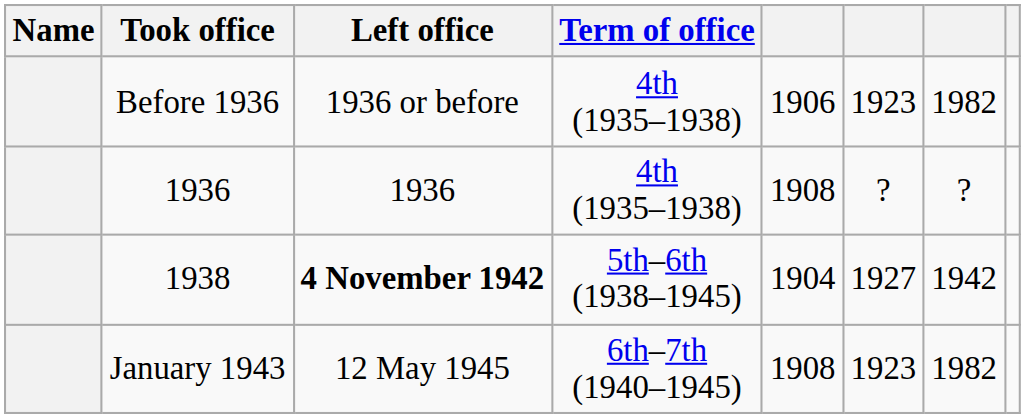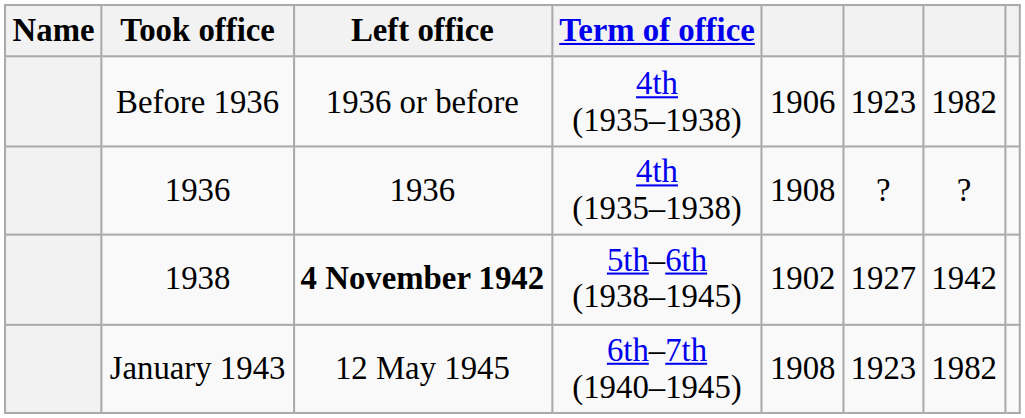(803, 278) 1904 -> (803, 278) 1902
